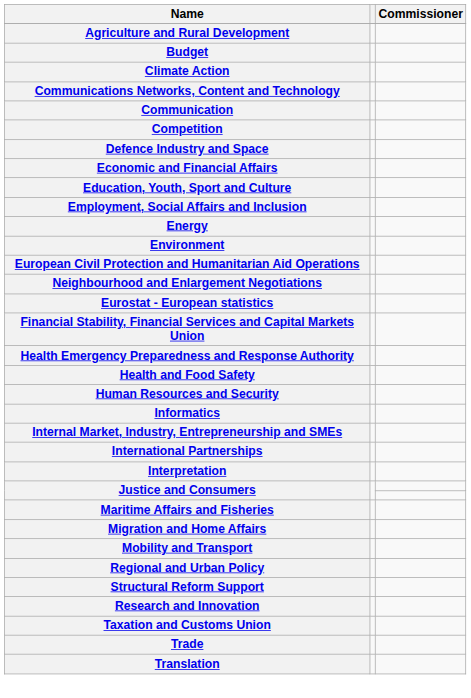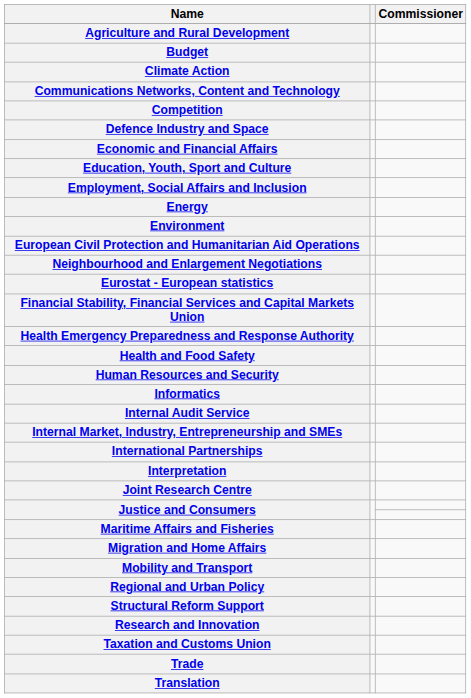- row: (187, 110)
+ row: (187, 413)
+ row: (187, 490)
